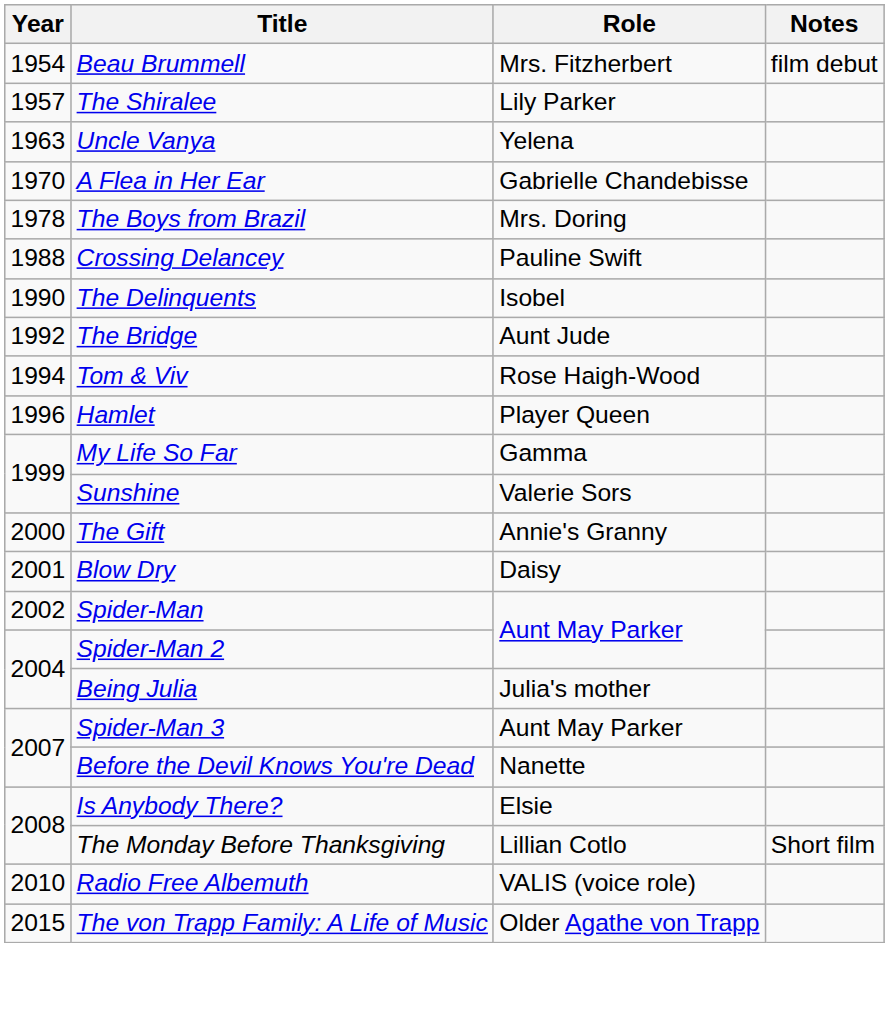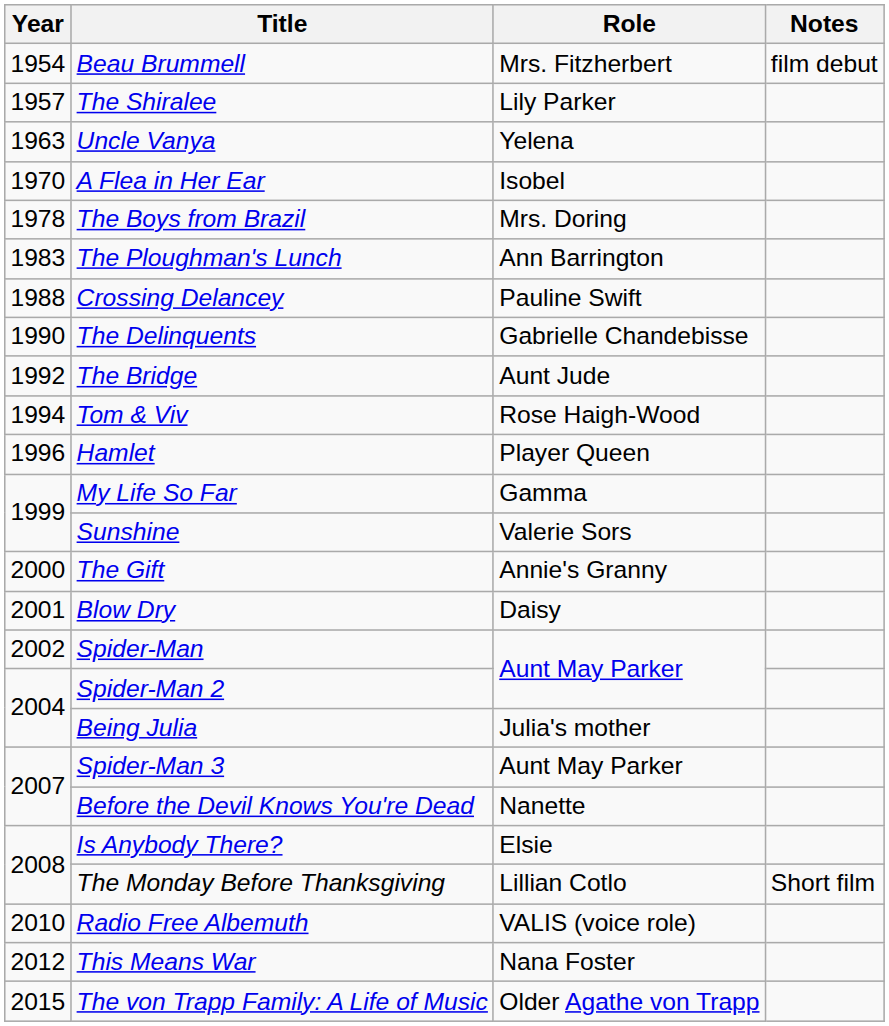(624, 180) Gabrielle Chandebisse -> (532, 180) Isobel
+ row: (209, 258)
(532, 297) Isobel -> (624, 336) Gabrielle Chandebisse
+ row: (166, 961)
